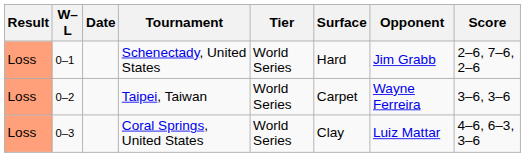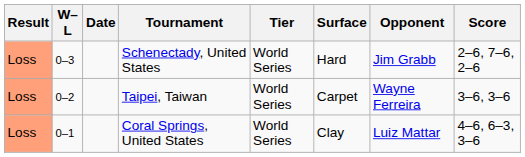(65, 60) 0–1 -> (65, 60) 0–3
(65, 134) 0–3 -> (65, 134) 0–1
